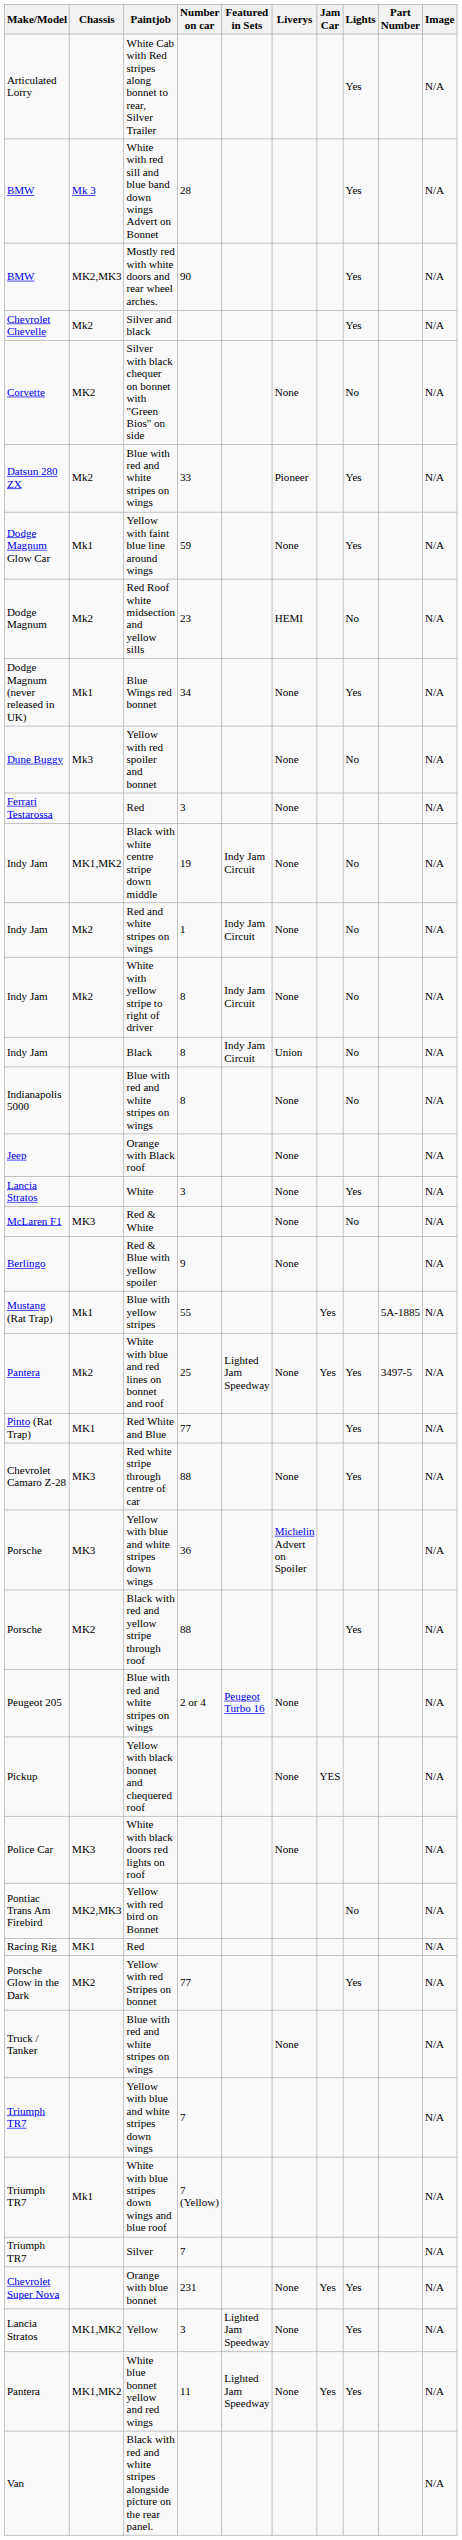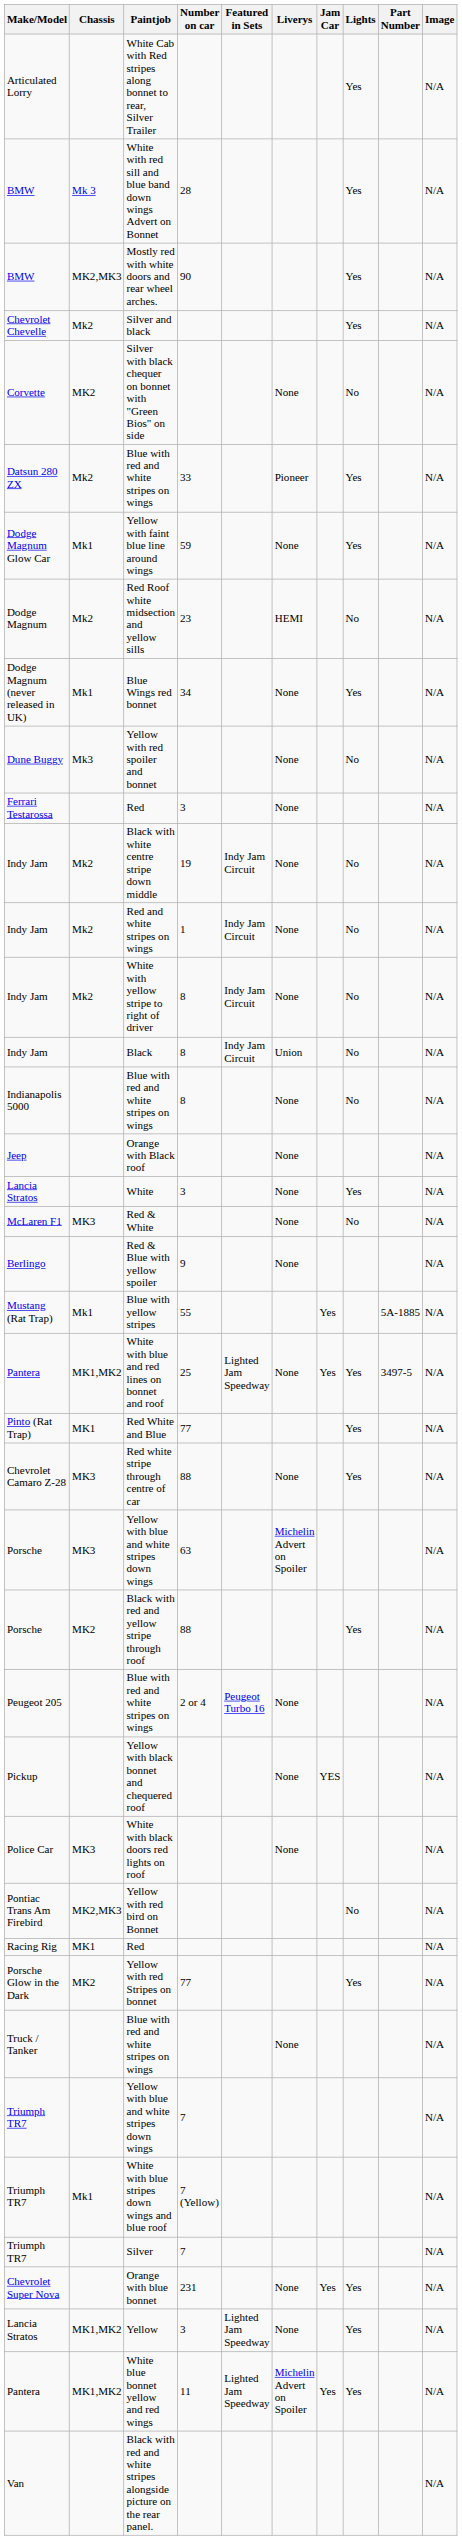(97, 862) MK1,MK2 -> (83, 862) Mk2
(83, 1373) Mk2 -> (97, 1373) MK1,MK2
(186, 1550) 36 -> (186, 1550) 63
(287, 2391) None -> (295, 2391) Michelin Advert on Spoiler
